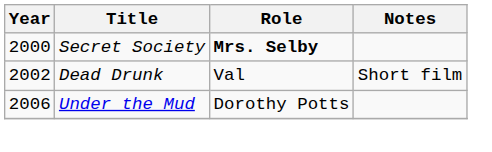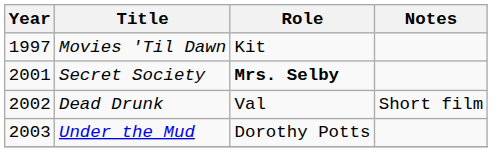+ row: (143, 47)
(30, 47) 2000 -> (30, 76) 2001
(30, 104) 2006 -> (30, 132) 2003
